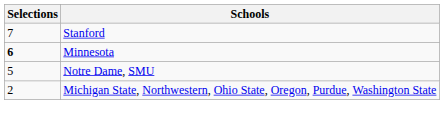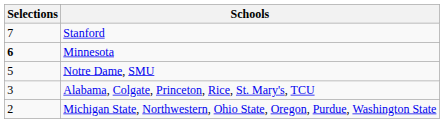+ row: (189, 90)
